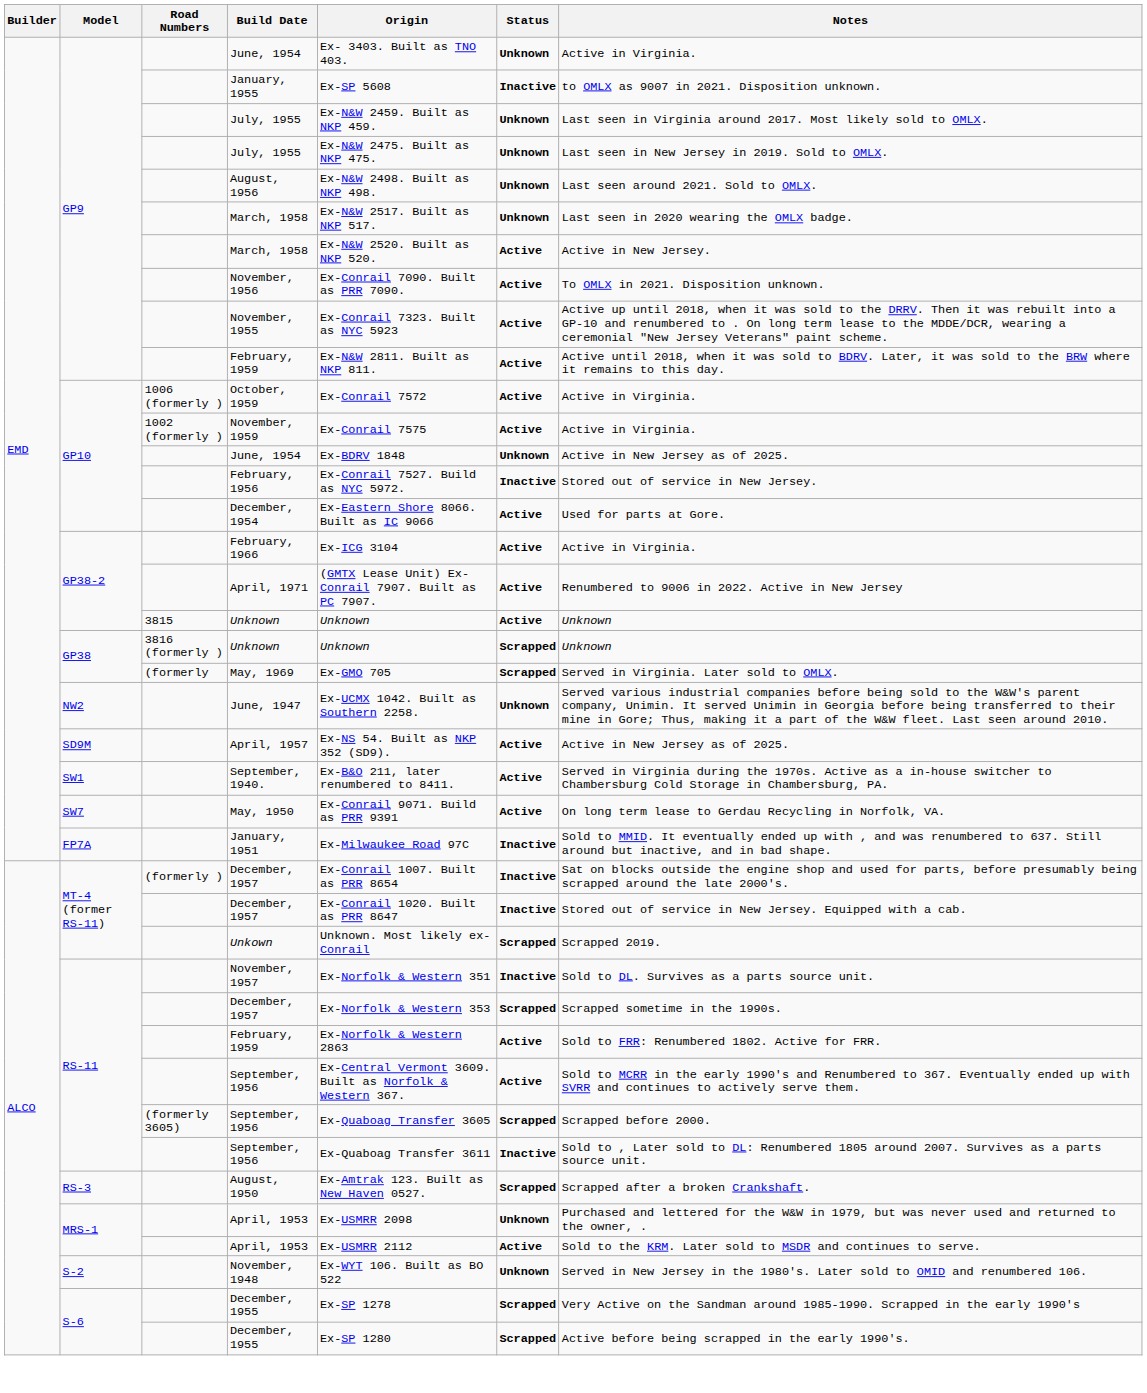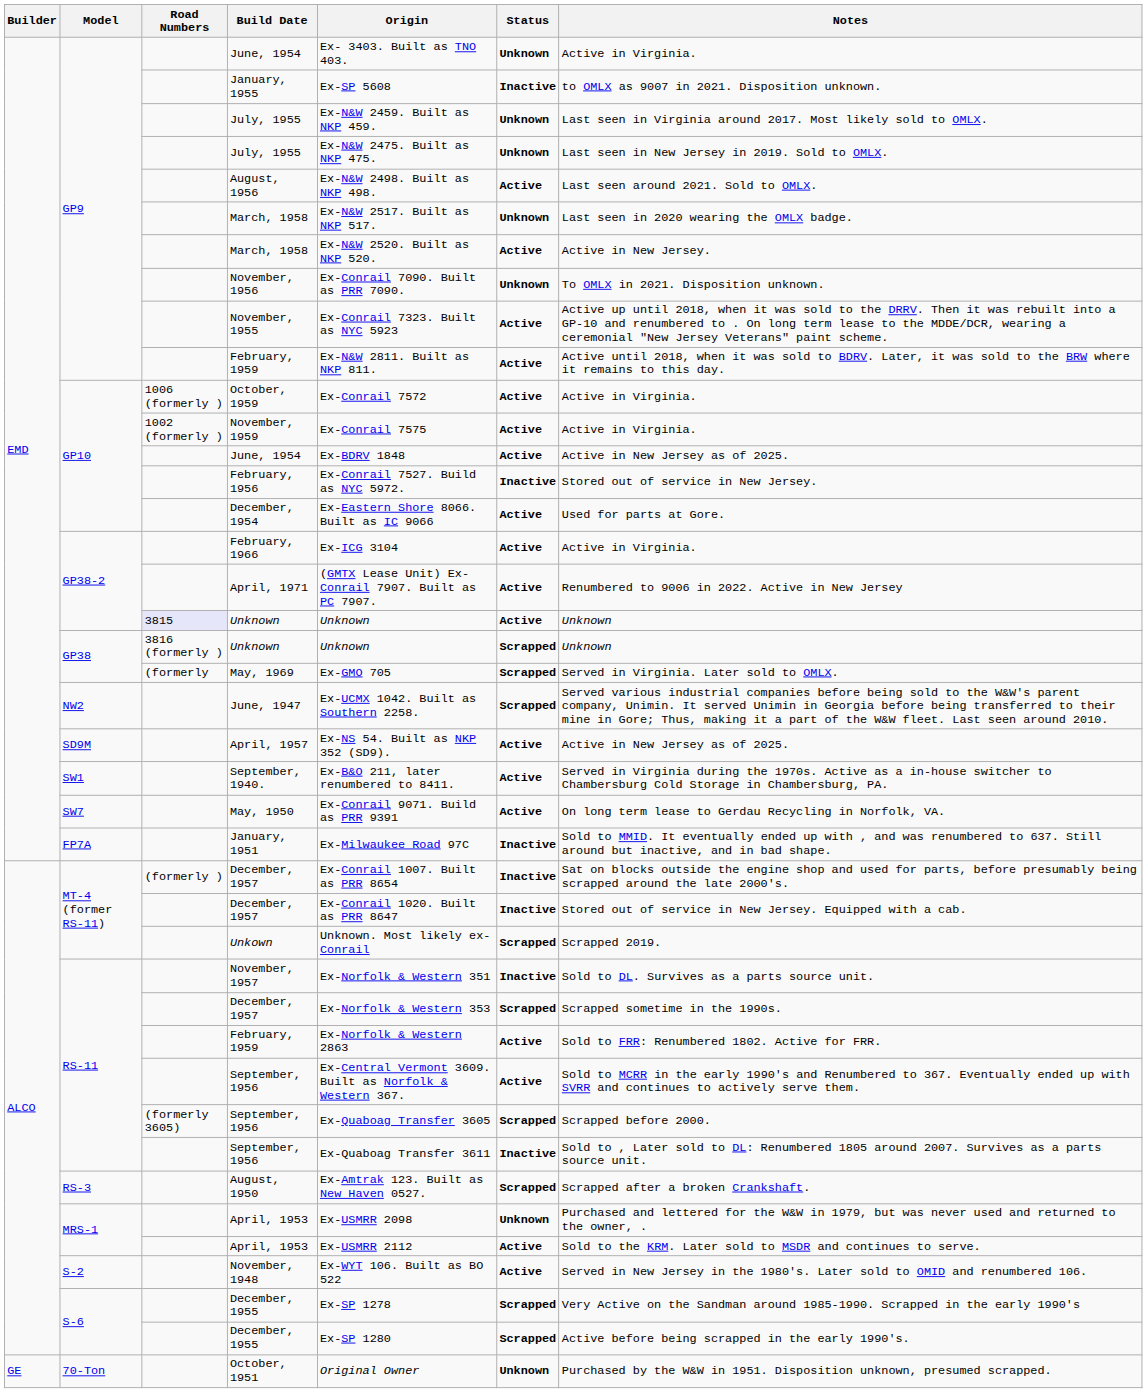(524, 186) Unknown -> (521, 186) Active
(521, 284) Active -> (524, 284) Unknown
(524, 456) Unknown -> (521, 456) Active
(159, 620) no background -> (159, 620) lavender background
(524, 706) Unknown -> (528, 706) Scrapped
(524, 1272) Unknown -> (521, 1272) Active
+ row: (84, 1371)
